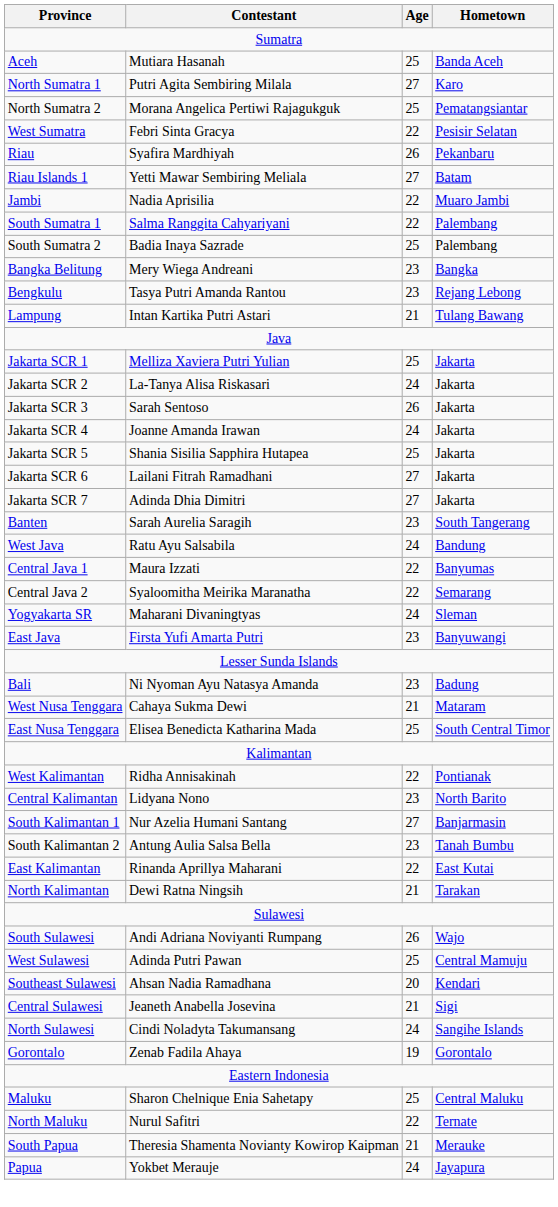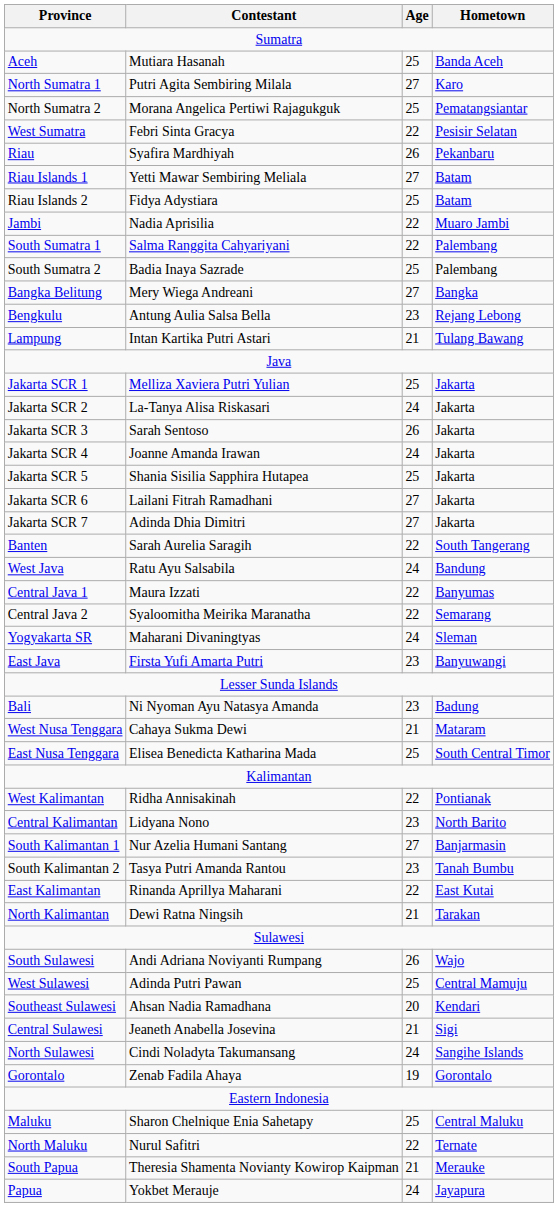+ row: (48, 200)
(412, 269) 23 -> (412, 292) 27
(207, 292) Tasya Putri Amanda Rantou -> (200, 315) Antung Aulia Salsa Bella
(412, 523) 23 -> (412, 546) 22
(200, 845) Antung Aulia Salsa Bella -> (207, 868) Tasya Putri Amanda Rantou
